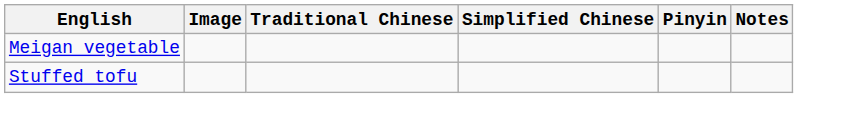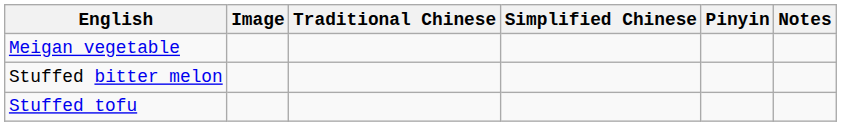+ row: (116, 77)
